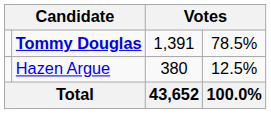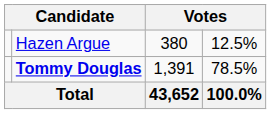rows swapped: (79, 43) <-> (63, 69)
